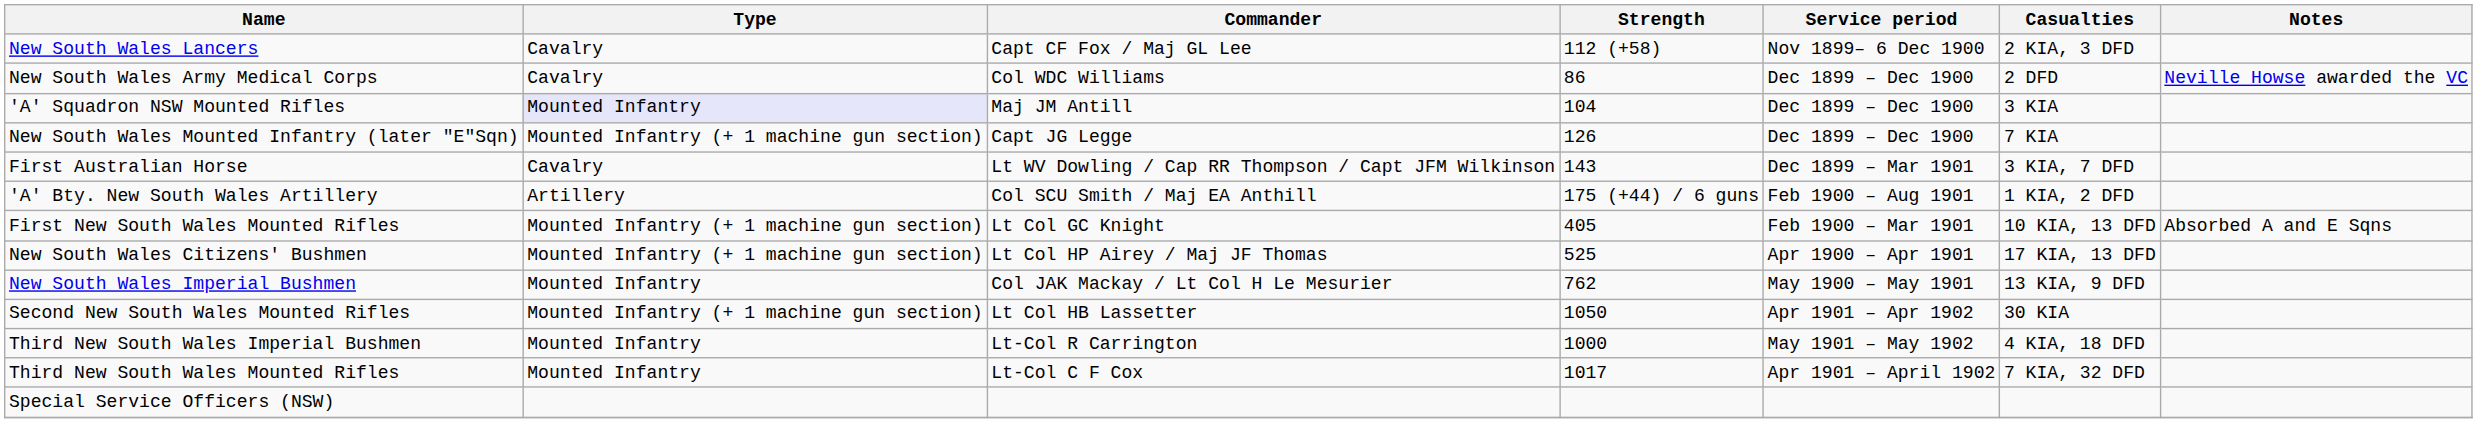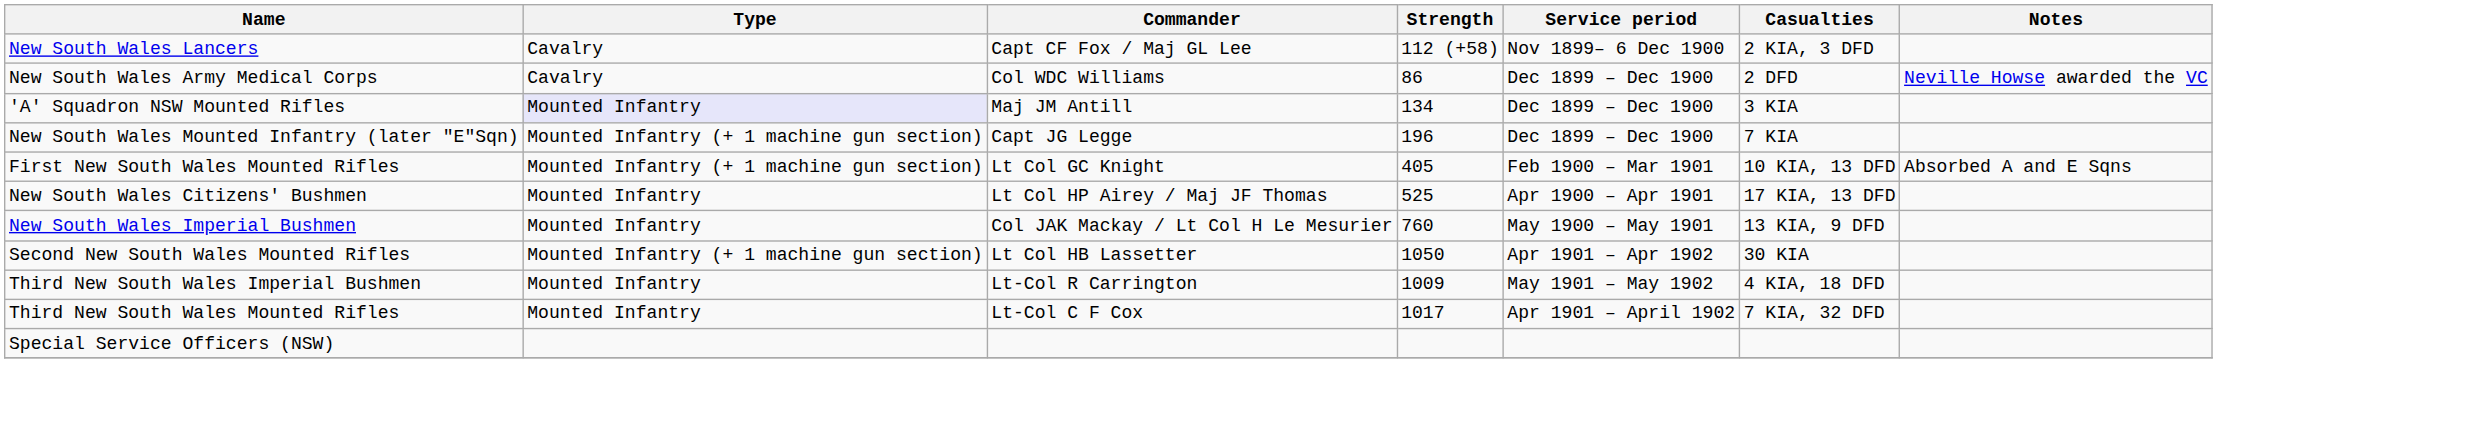(1580, 108) 104 -> (1417, 108) 134
(1580, 137) 126 -> (1417, 137) 196
- row: (128, 167)
- row: (193, 196)
(755, 255) Mounted Infantry (+ 1 machine gun section) -> (614, 196) Mounted Infantry
(1580, 284) 762 -> (1417, 226) 760
(1585, 343) 1000 -> (1423, 284) 1009
